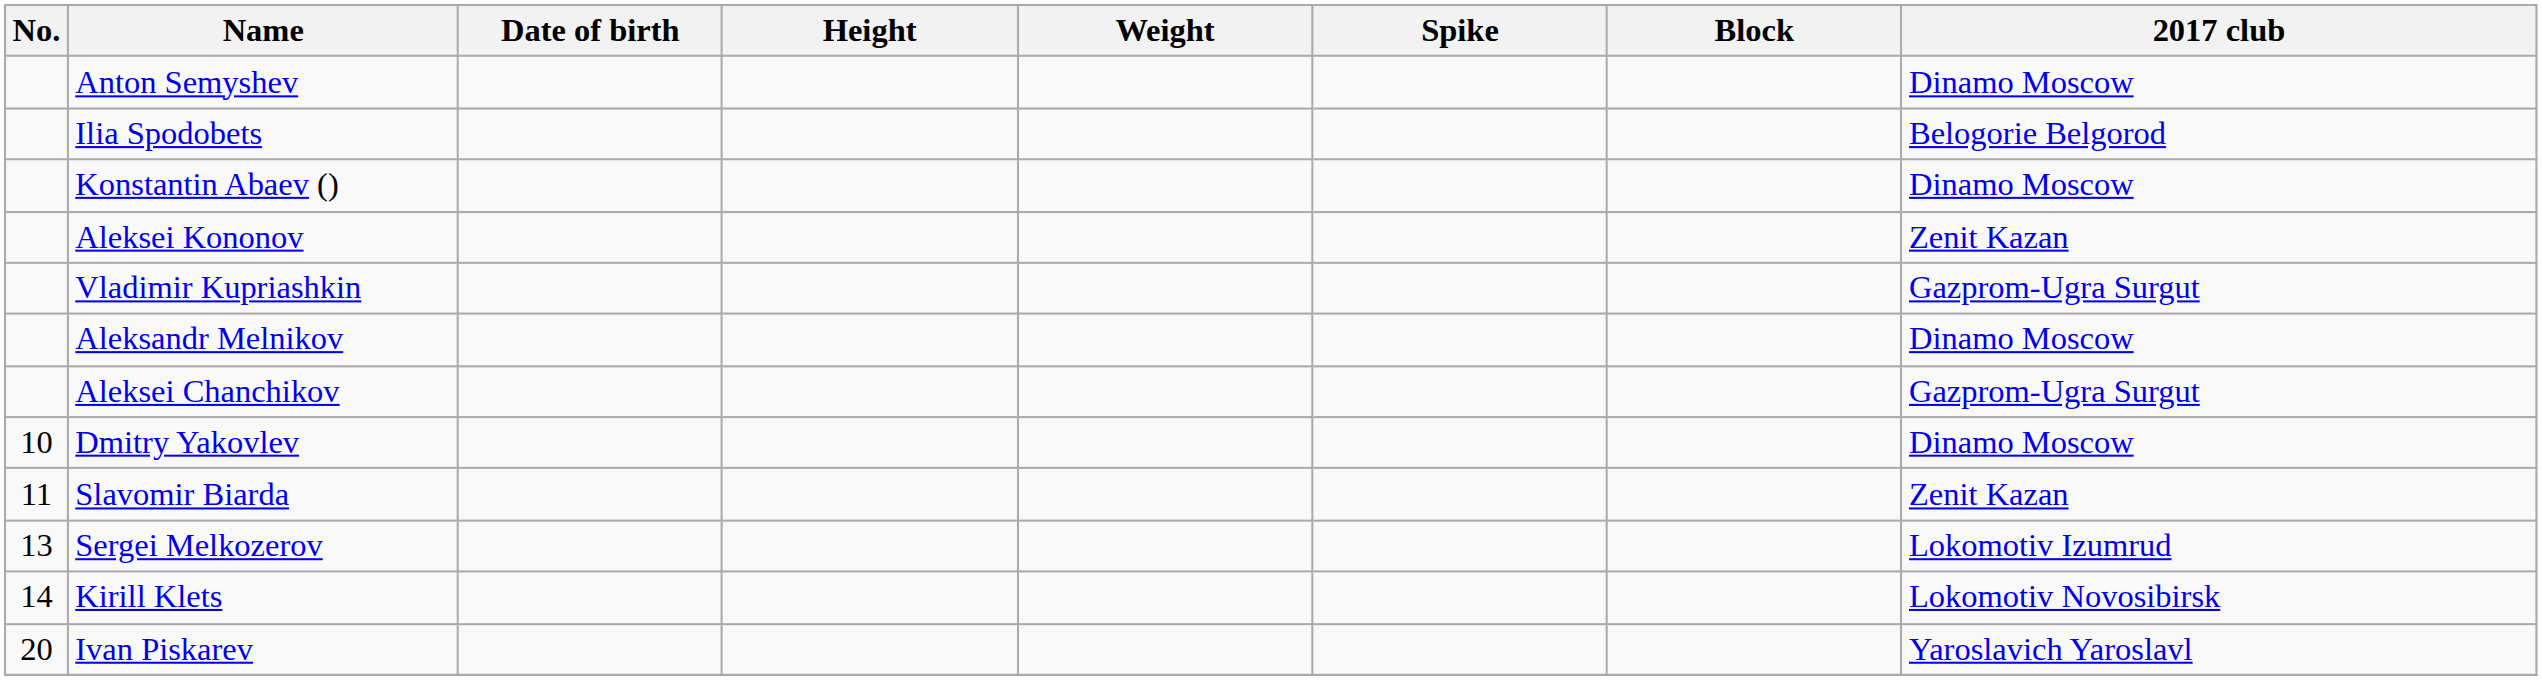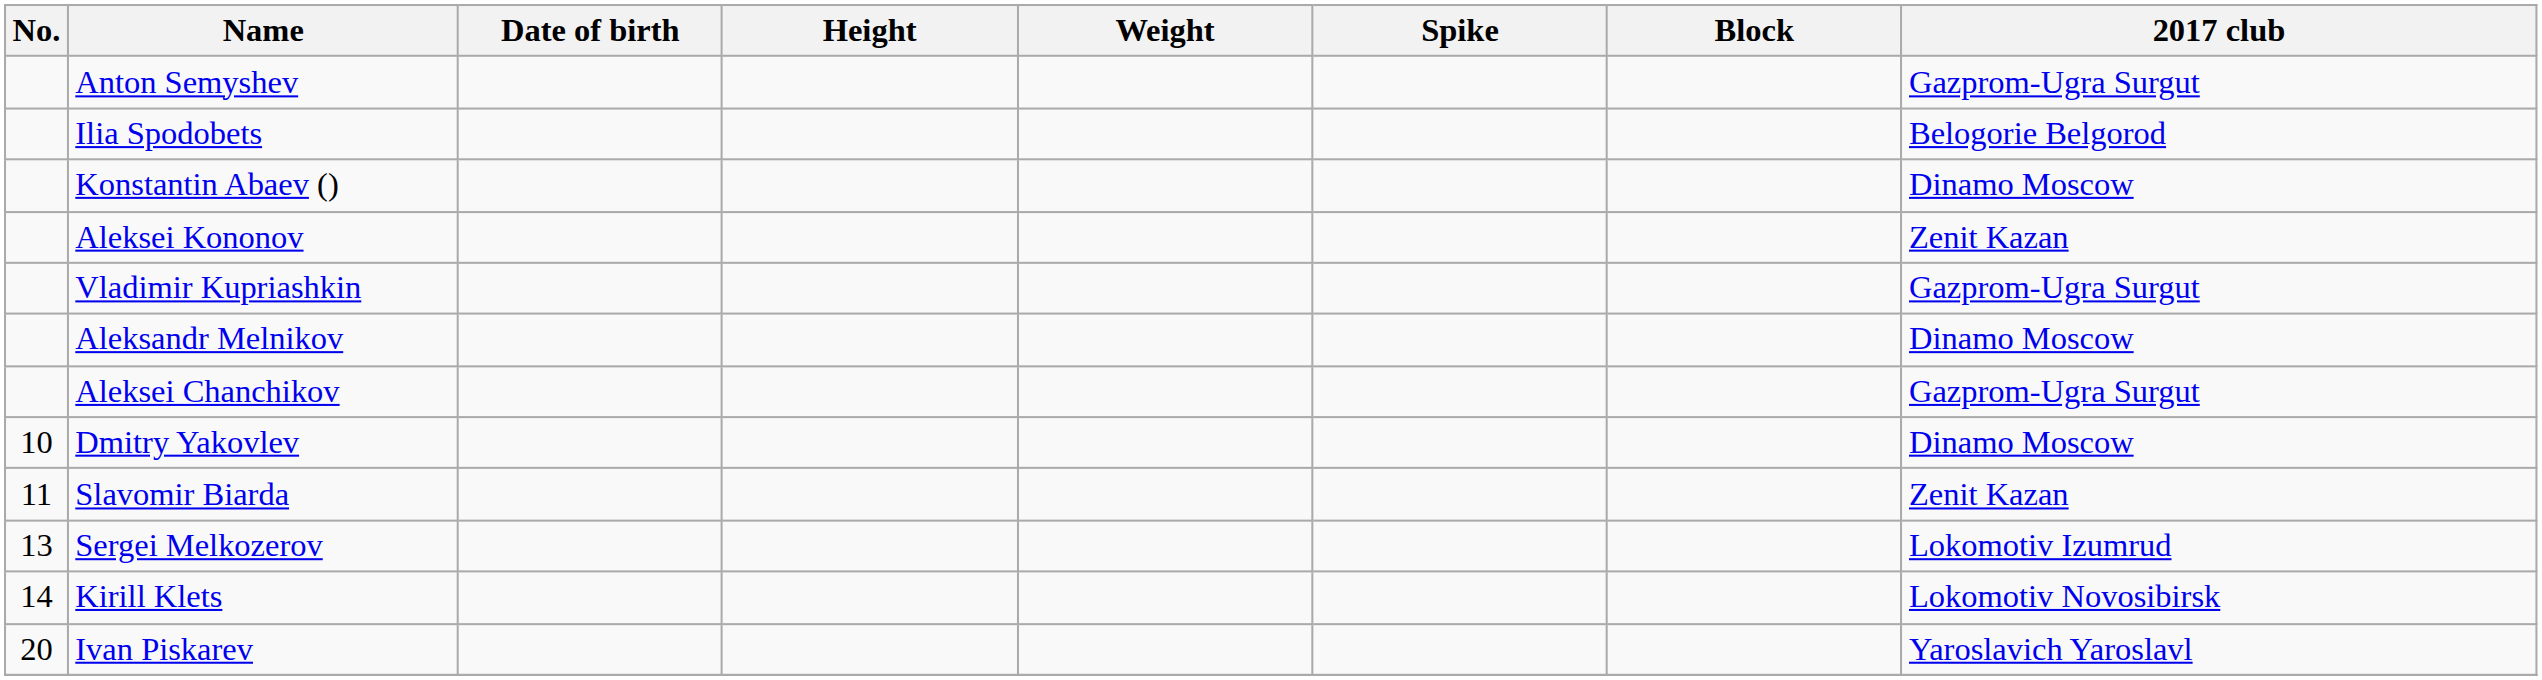(2021, 81) Dinamo Moscow -> (2054, 81) Gazprom-Ugra Surgut
